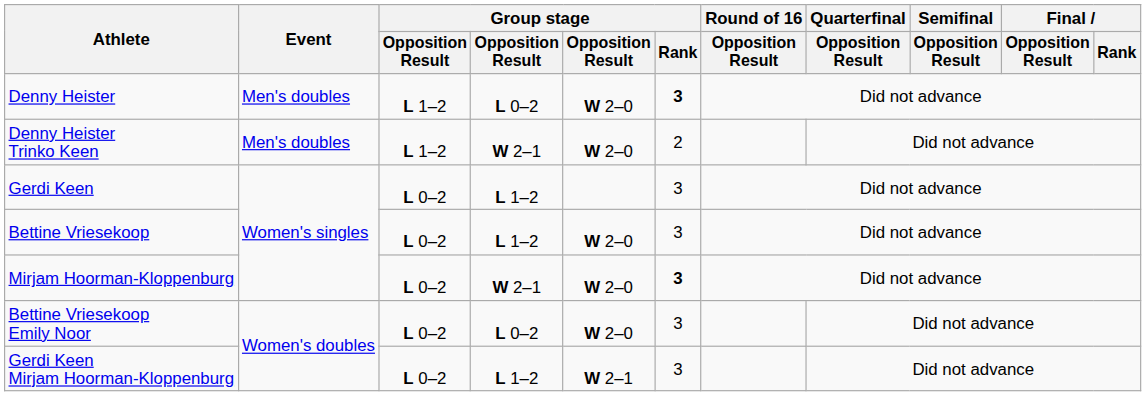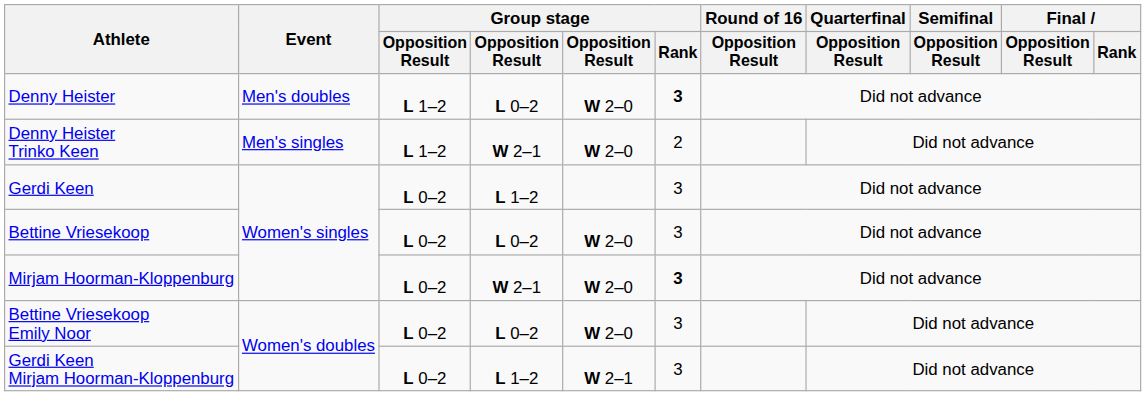(296, 142) Men's doubles -> (293, 142) Men's singles
(517, 242) L 1–2 -> (517, 242) L 0–2
